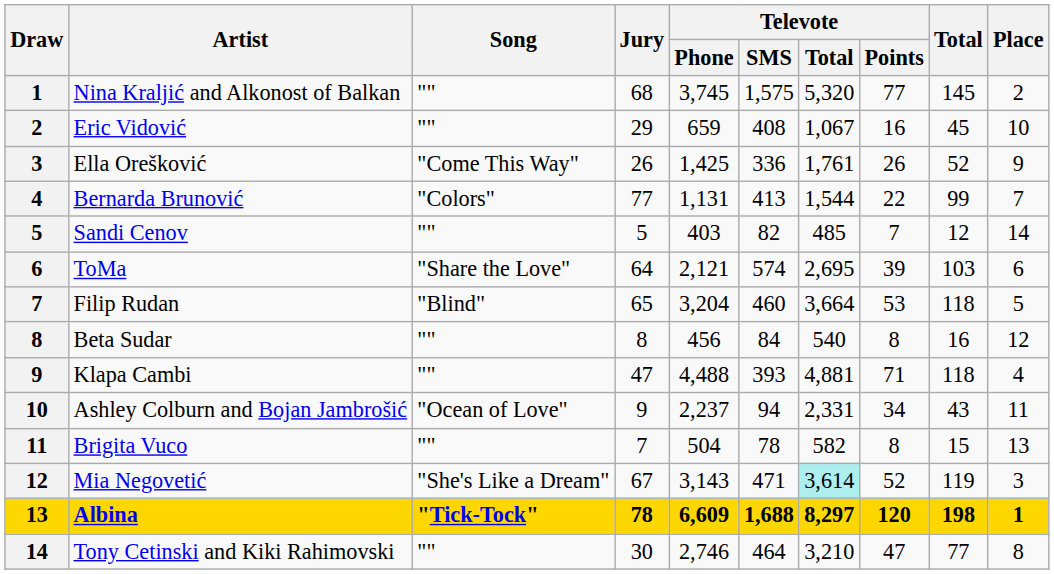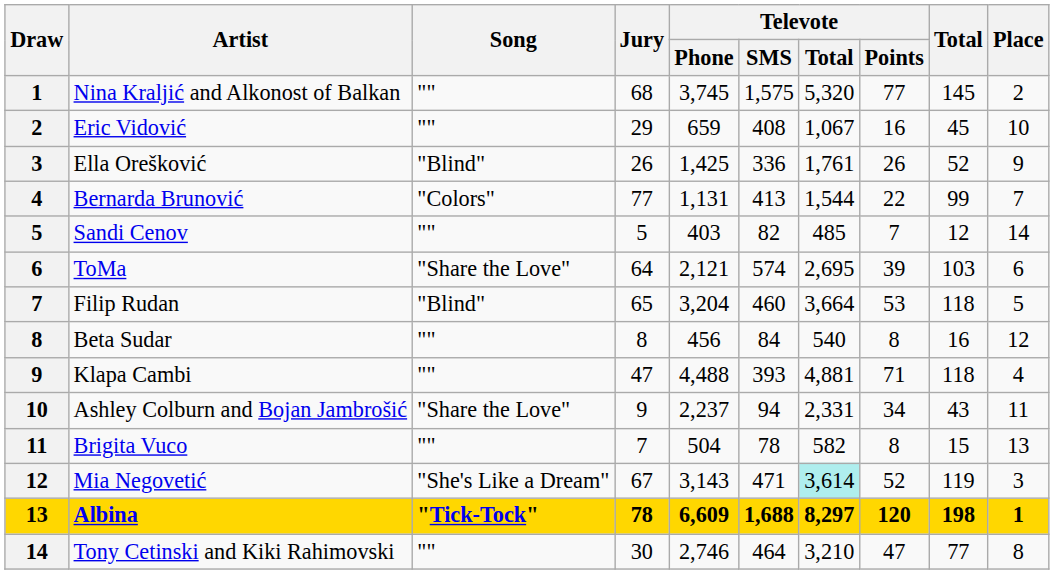(498, 163) "Come This Way" -> (451, 163) "Blind"
(493, 410) "Ocean of Love" -> (494, 410) "Share the Love"
